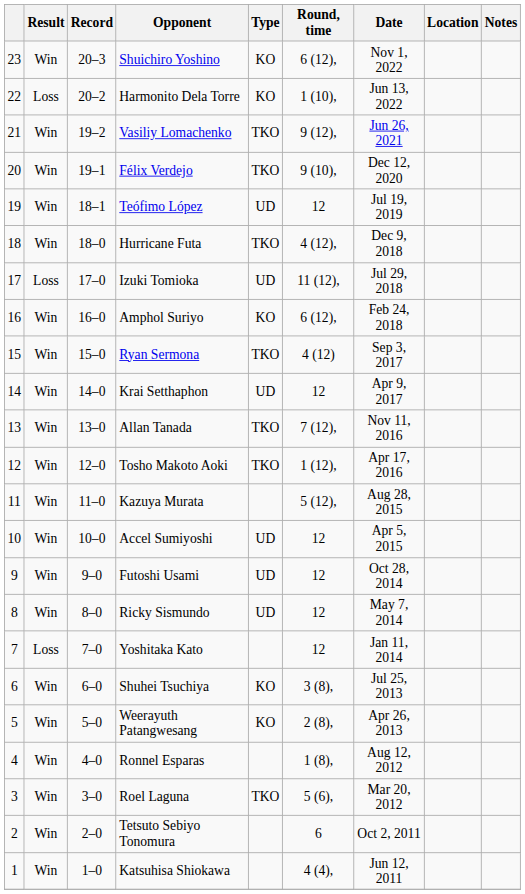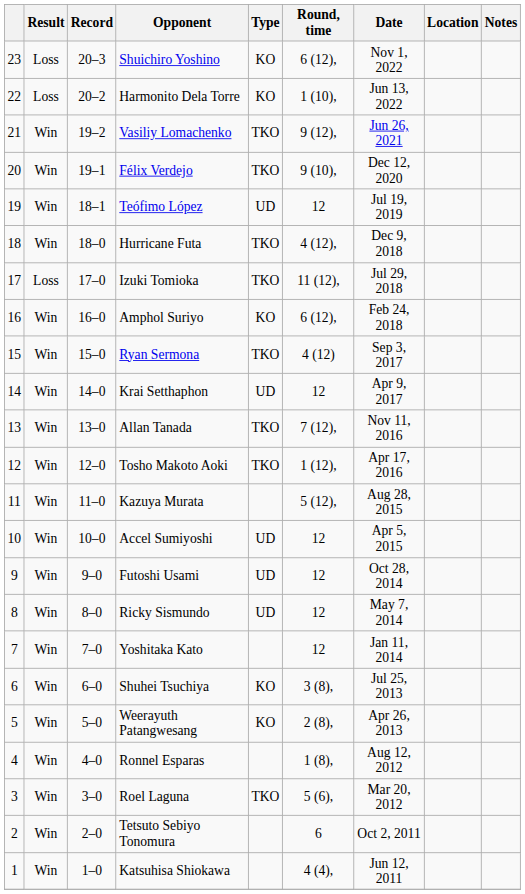(46, 59) Win -> (46, 59) Loss
(265, 281) UD -> (265, 281) TKO
(46, 649) Loss -> (46, 649) Win
